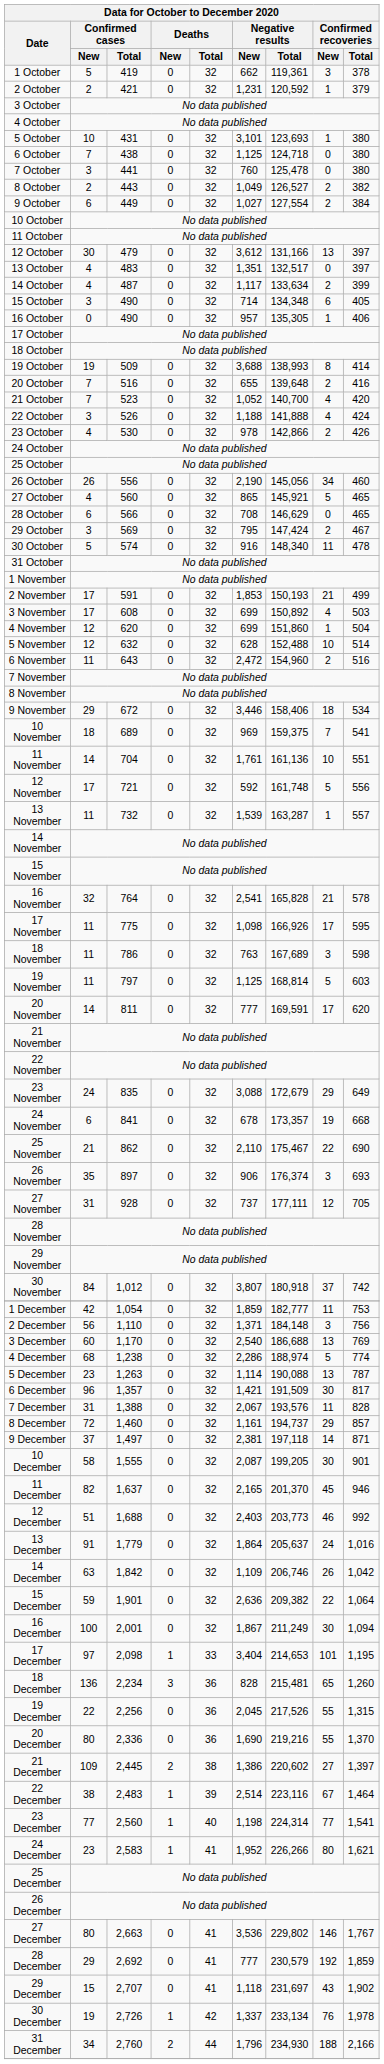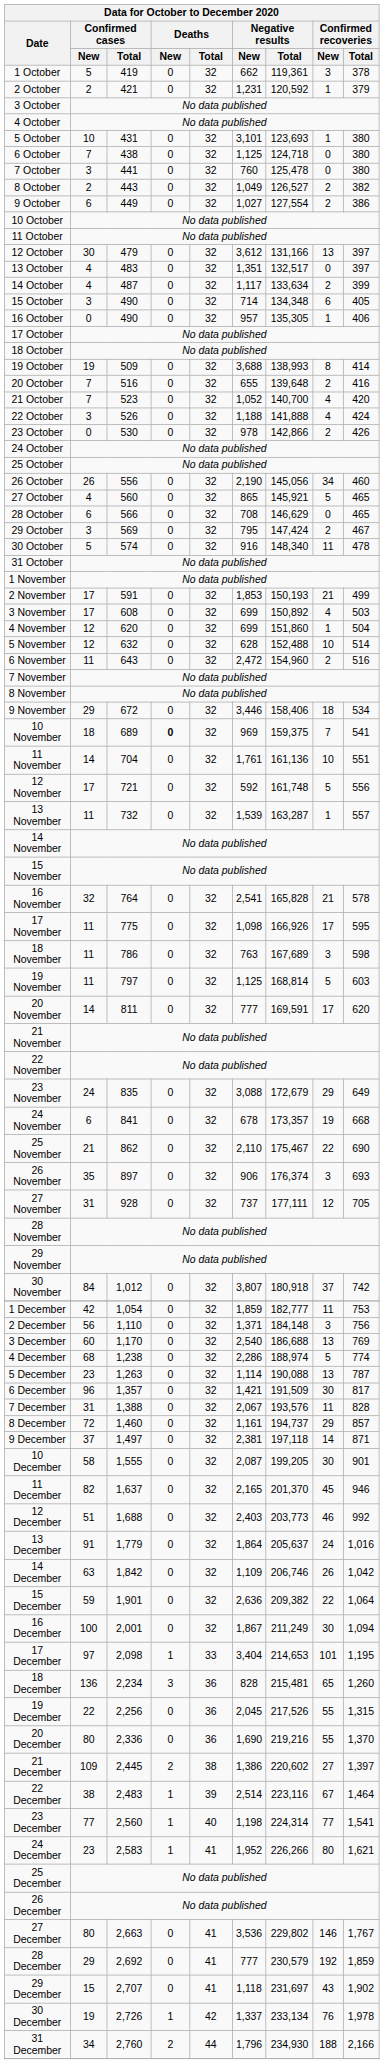(361, 203) 384 -> (361, 203) 386
(89, 432) 4 -> (89, 432) 0
(170, 732) normal -> (170, 732) bold
